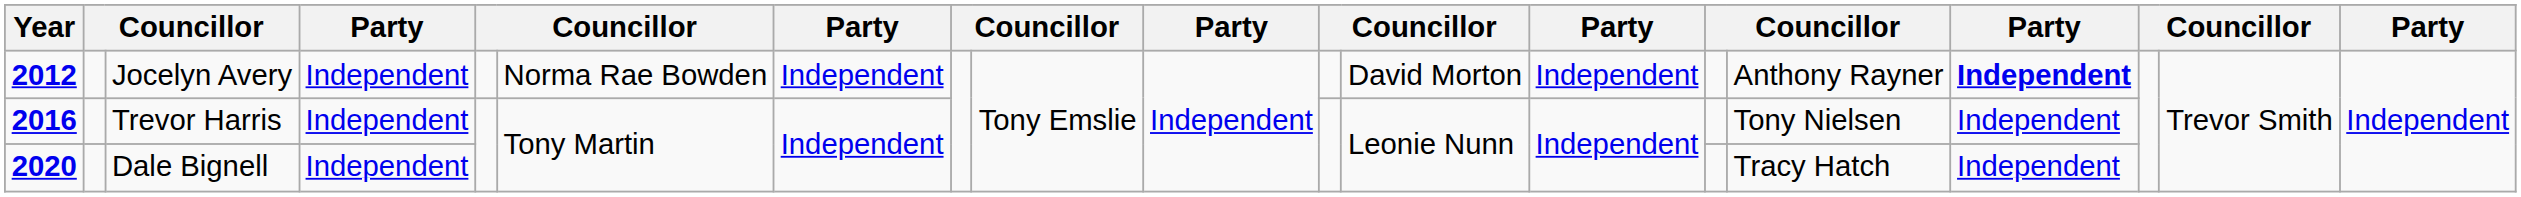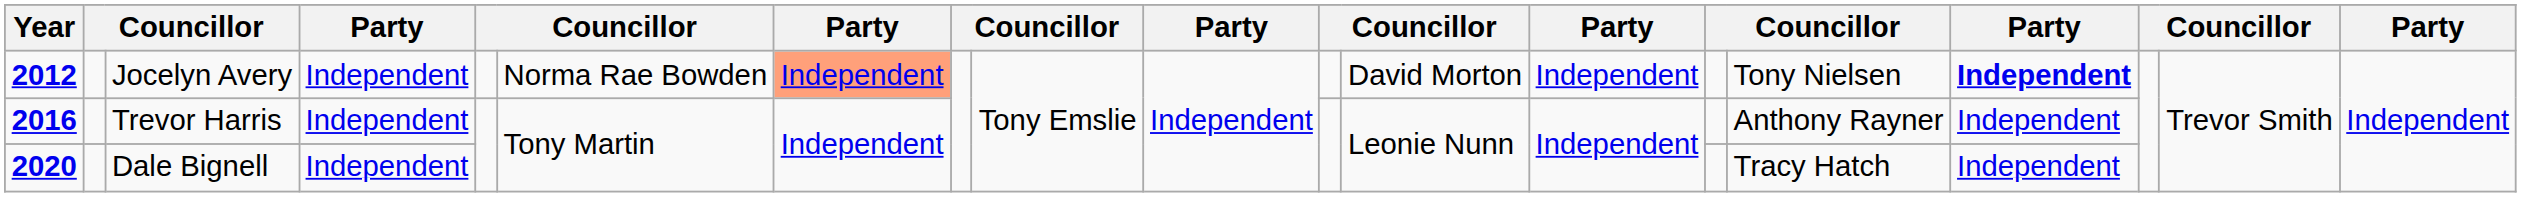(862, 74) no background -> (862, 74) lightsalmon background
(1839, 74) Anthony Rayner -> (1817, 74) Tony Nielsen
(1817, 120) Tony Nielsen -> (1839, 120) Anthony Rayner
